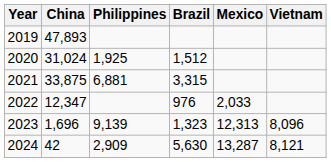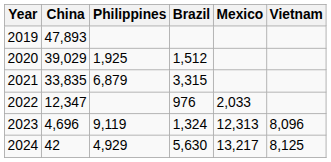(66, 59) 31,024 -> (66, 59) 39,029
(66, 80) 33,875 -> (66, 80) 33,835
(110, 80) 6,881 -> (110, 80) 6,879
(62, 124) 1,696 -> (62, 124) 4,696
(110, 124) 9,139 -> (110, 124) 9,119
(190, 124) 1,323 -> (190, 124) 1,324
(110, 146) 2,909 -> (110, 146) 4,929
(238, 146) 13,287 -> (238, 146) 13,217
(287, 146) 8,121 -> (287, 146) 8,125
